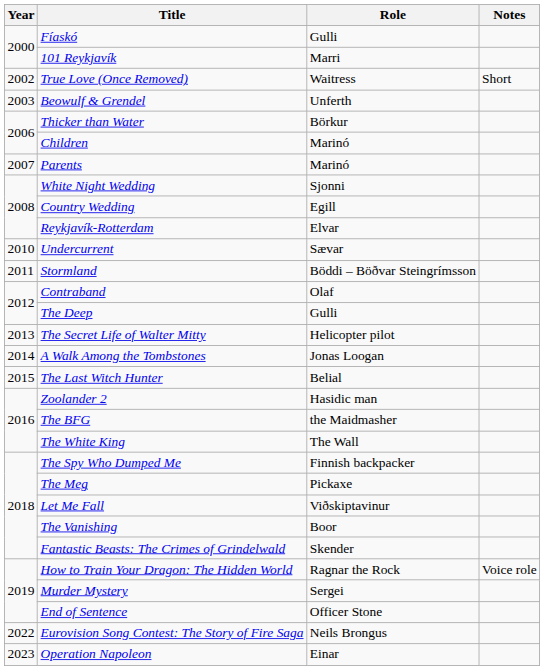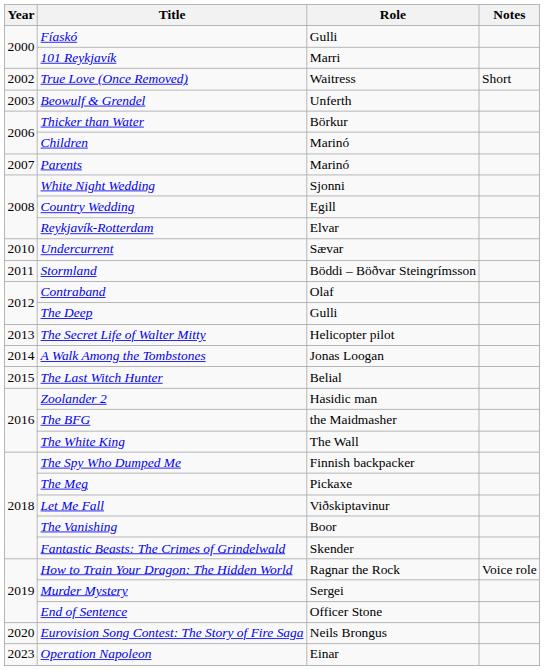(21, 633) 2022 -> (21, 633) 2020
